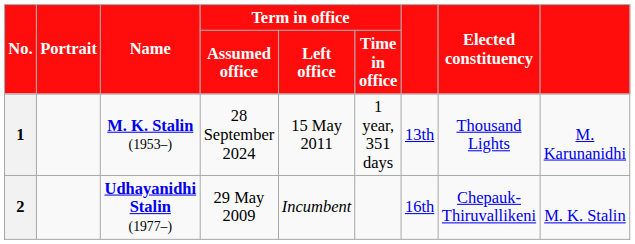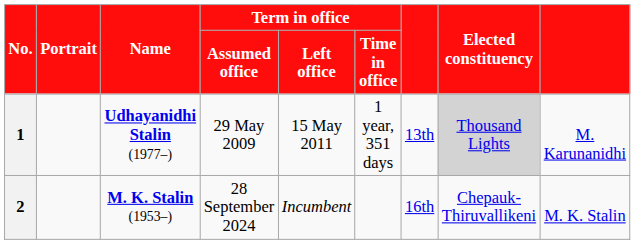(150, 134) M. K. Stalin (1953–) -> (150, 134) Udhayanidhi Stalin (1977–)
(239, 134) 28 September 2024 -> (239, 134) 29 May 2009
(489, 134) no background -> (489, 134) lightgrey background
(150, 207) Udhayanidhi Stalin (1977–) -> (150, 207) M. K. Stalin (1953–)
(239, 207) 29 May 2009 -> (239, 207) 28 September 2024
